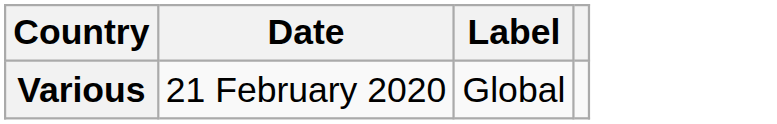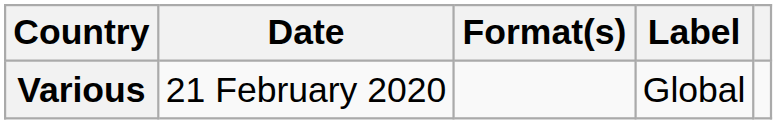+ column: (545, 32)
